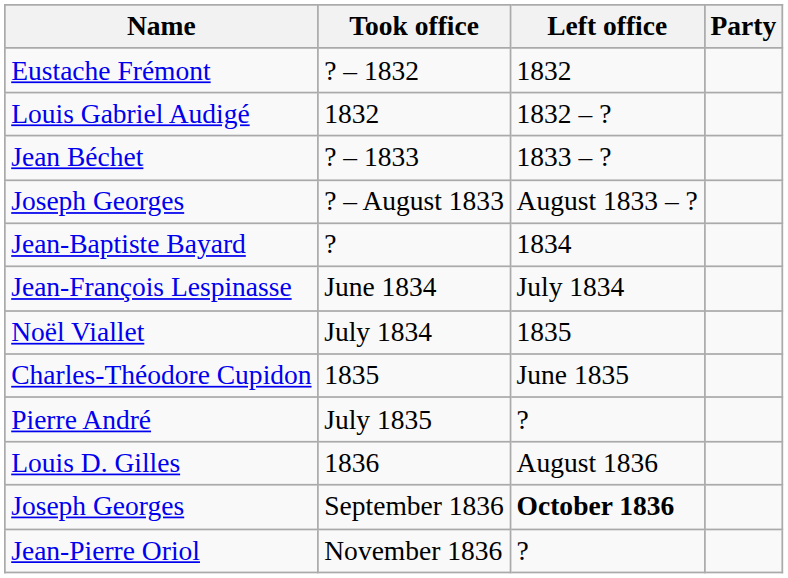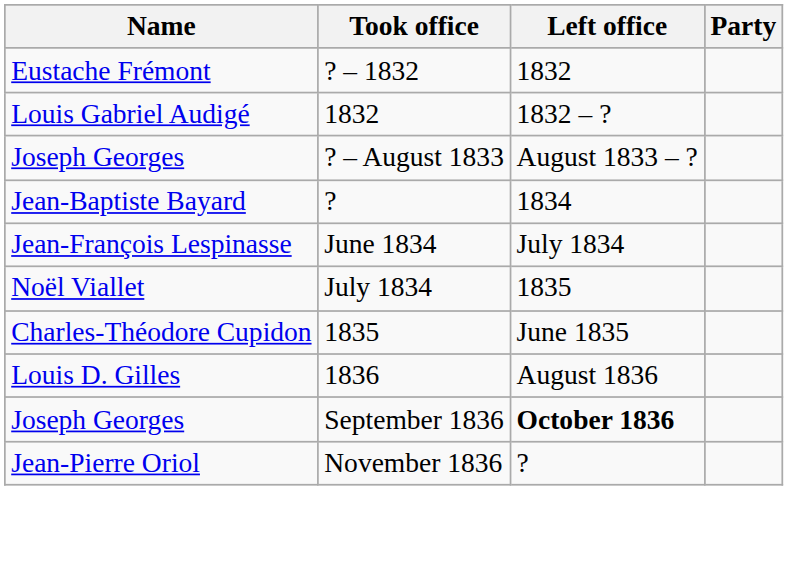- row: (372, 157)
- row: (378, 419)
